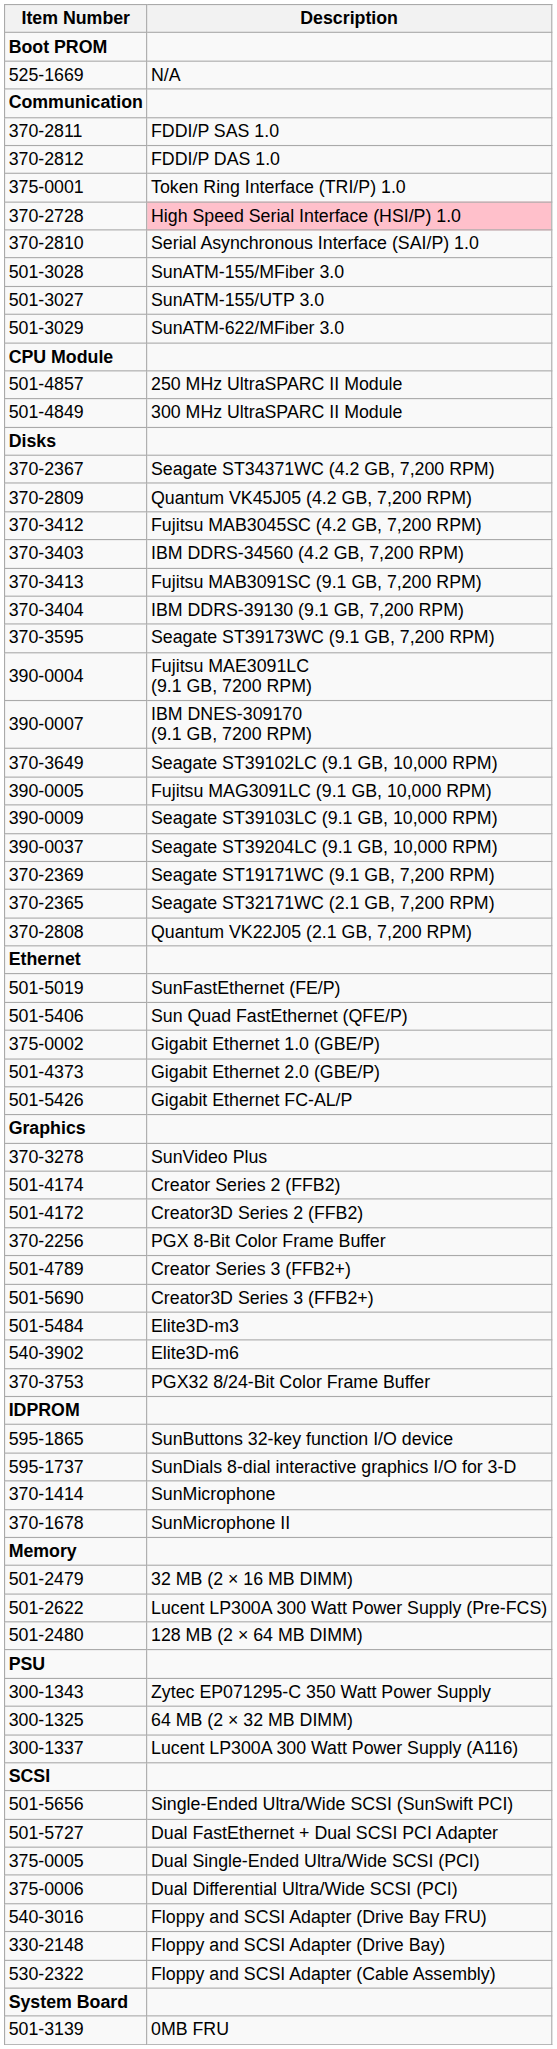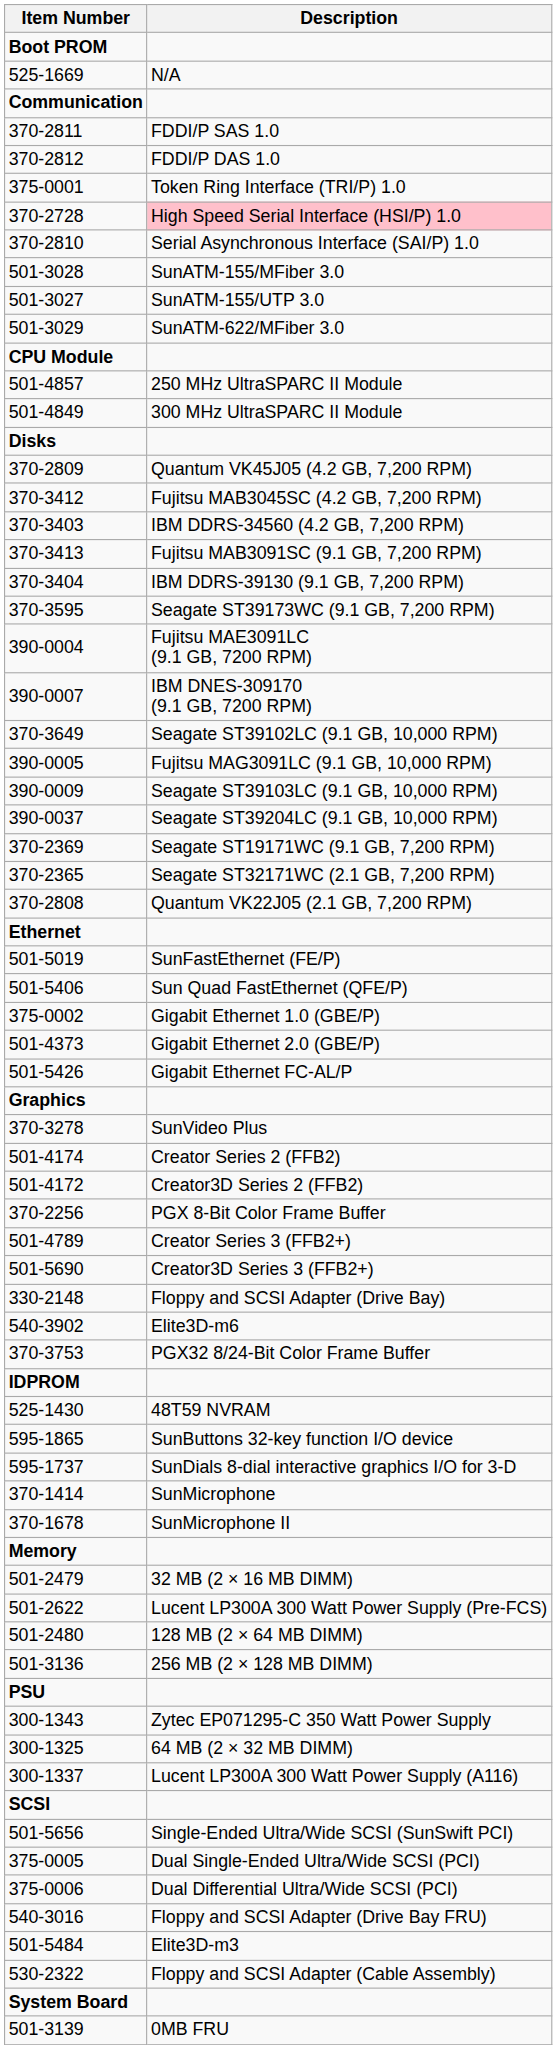- row: (46, 469)
rows swapped: (46, 1326) <-> (46, 1945)
+ row: (46, 1410)
+ row: (46, 1664)
- row: (46, 1833)
